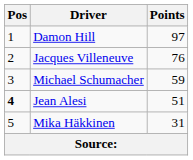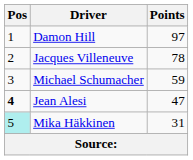(178, 58) 76 -> (178, 58) 78
(178, 101) 51 -> (178, 101) 47
(11, 123) no background -> (11, 123) paleturquoise background
